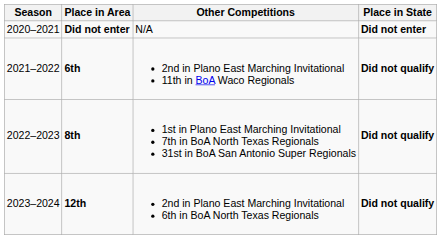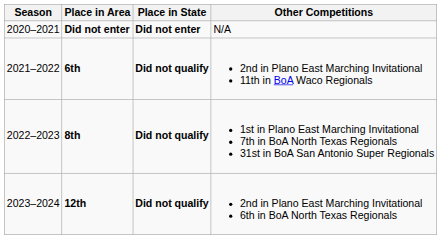columns swapped: (398, 12) <-> (246, 12)
